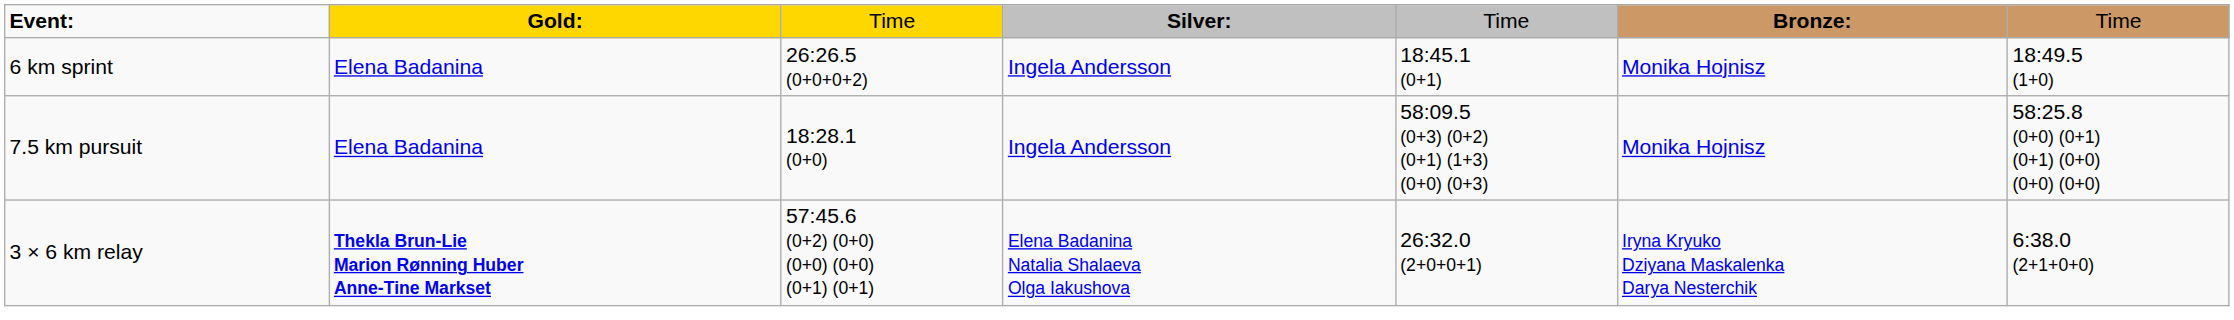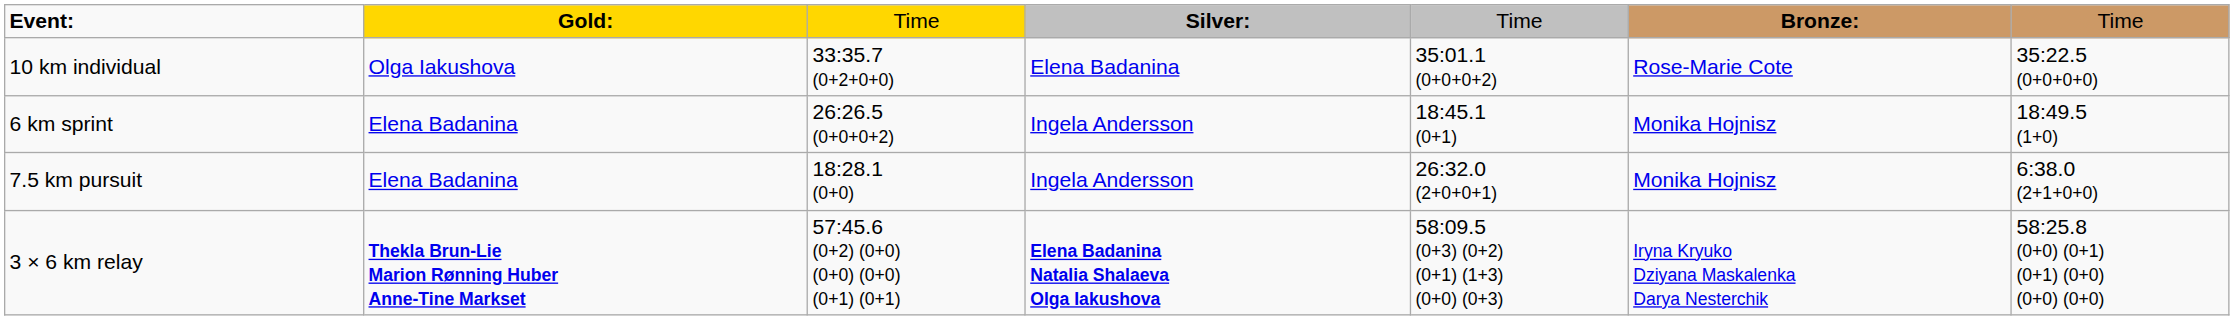+ row: (85, 66)
(1444, 147) 58:09.5 (0+3) (0+2) (0+1) (1+3) (0+0) (0+3) -> (1456, 181) 26:32.0 (2+0+0+1)
(2056, 147) 58:25.8 (0+0) (0+1) (0+1) (0+0) (0+0) (0+0) -> (2057, 181) 6:38.0 (2+1+0+0)
(1074, 265) normal -> (1100, 274) bold
(1441, 252) 26:32.0 (2+0+0+1) -> (1459, 262) 58:09.5 (0+3) (0+2) (0+1) (1+3) (0+0) (0+3)
(2053, 252) 6:38.0 (2+1+0+0) -> (2060, 262) 58:25.8 (0+0) (0+1) (0+1) (0+0) (0+0) (0+0)
